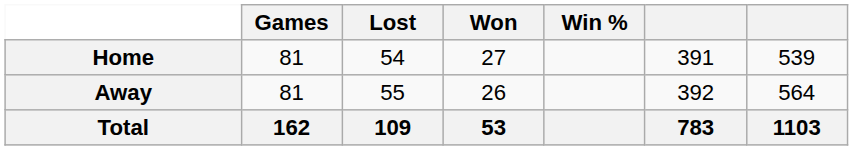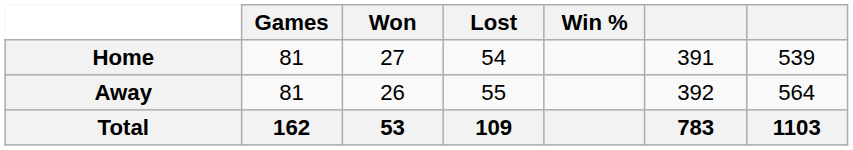columns swapped: (494, 22) <-> (393, 22)
